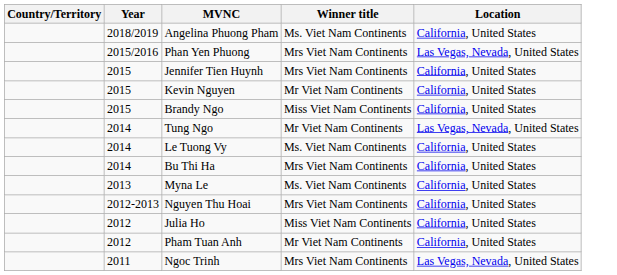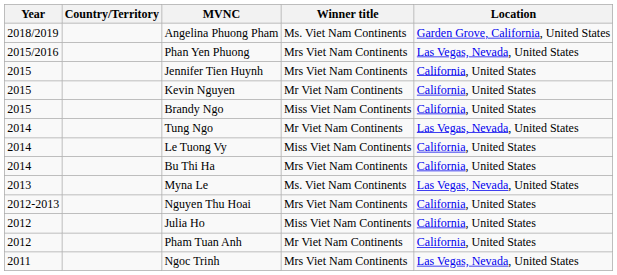columns swapped: (133, 14) <-> (54, 14)
(476, 33) California, United States -> (514, 33) Garden Grove, California, United States
(345, 147) Ms. Viet Nam Continents -> (348, 147) Miss Viet Nam Continents
(476, 185) California, United States -> (498, 185) Las Vegas, Nevada, United States
